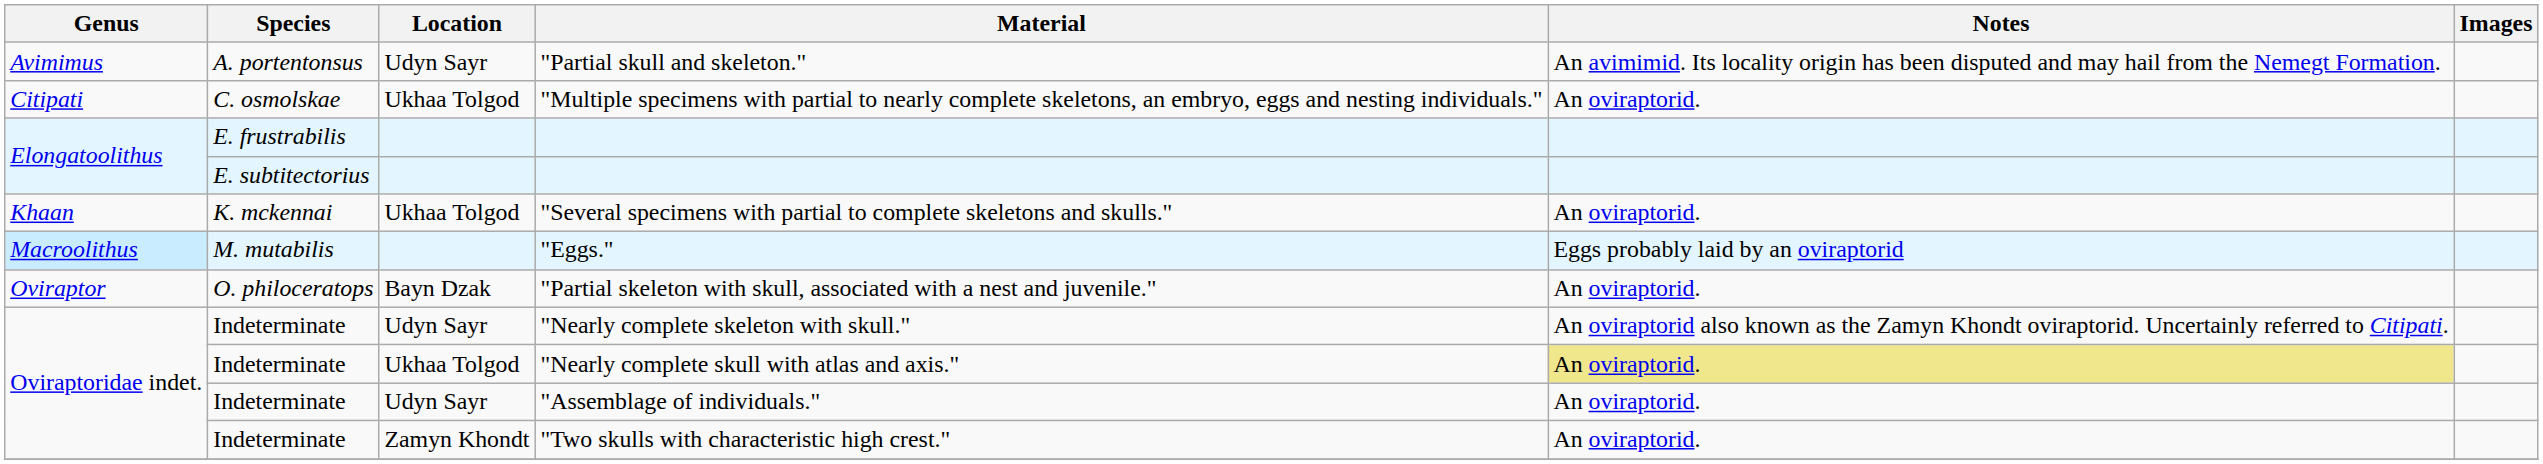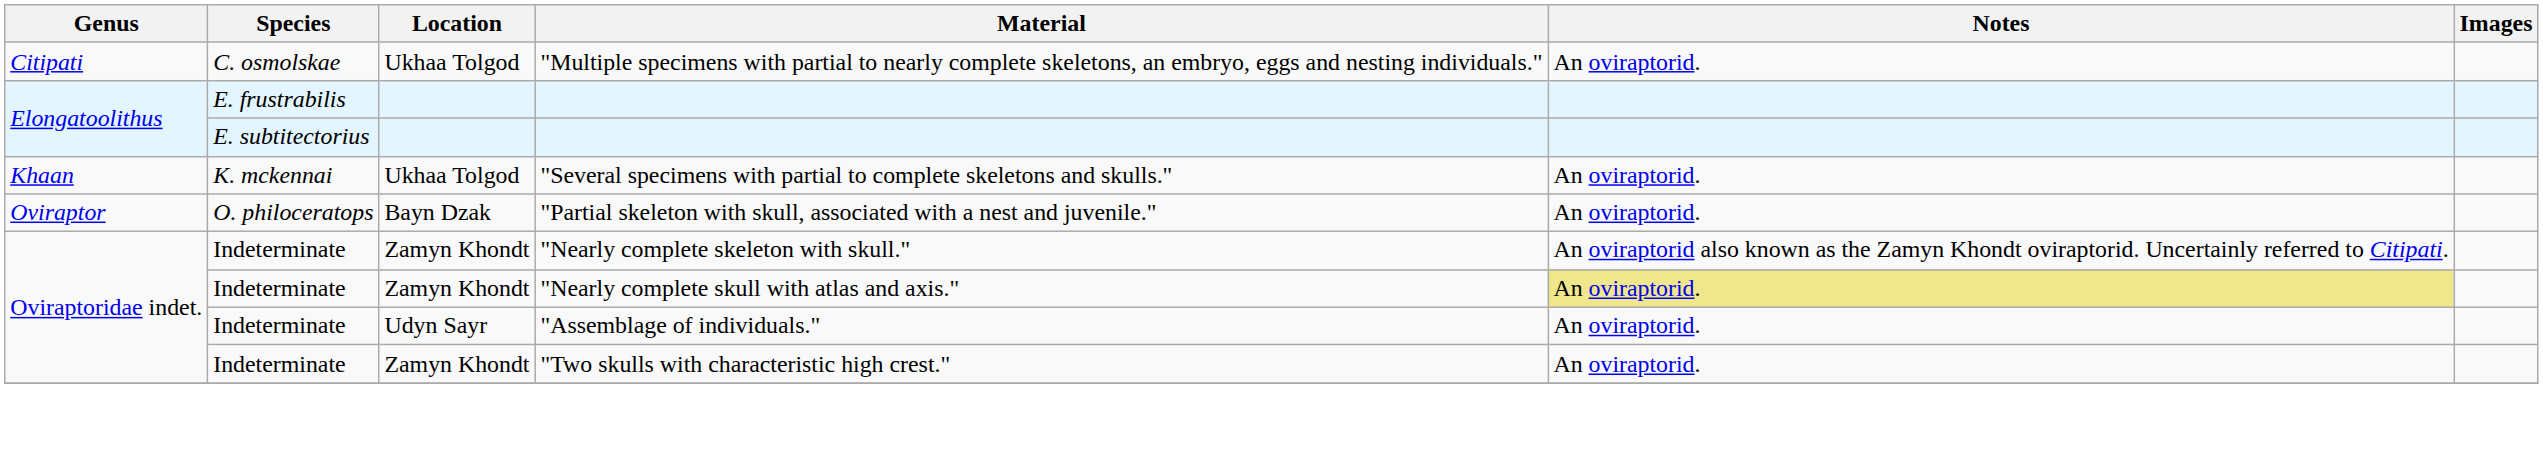- row: (288, 61)
- row: (273, 250)
(436, 325) Udyn Sayr -> (457, 250) Zamyn Khondt
(452, 363) Ukhaa Tolgod -> (457, 288) Zamyn Khondt
